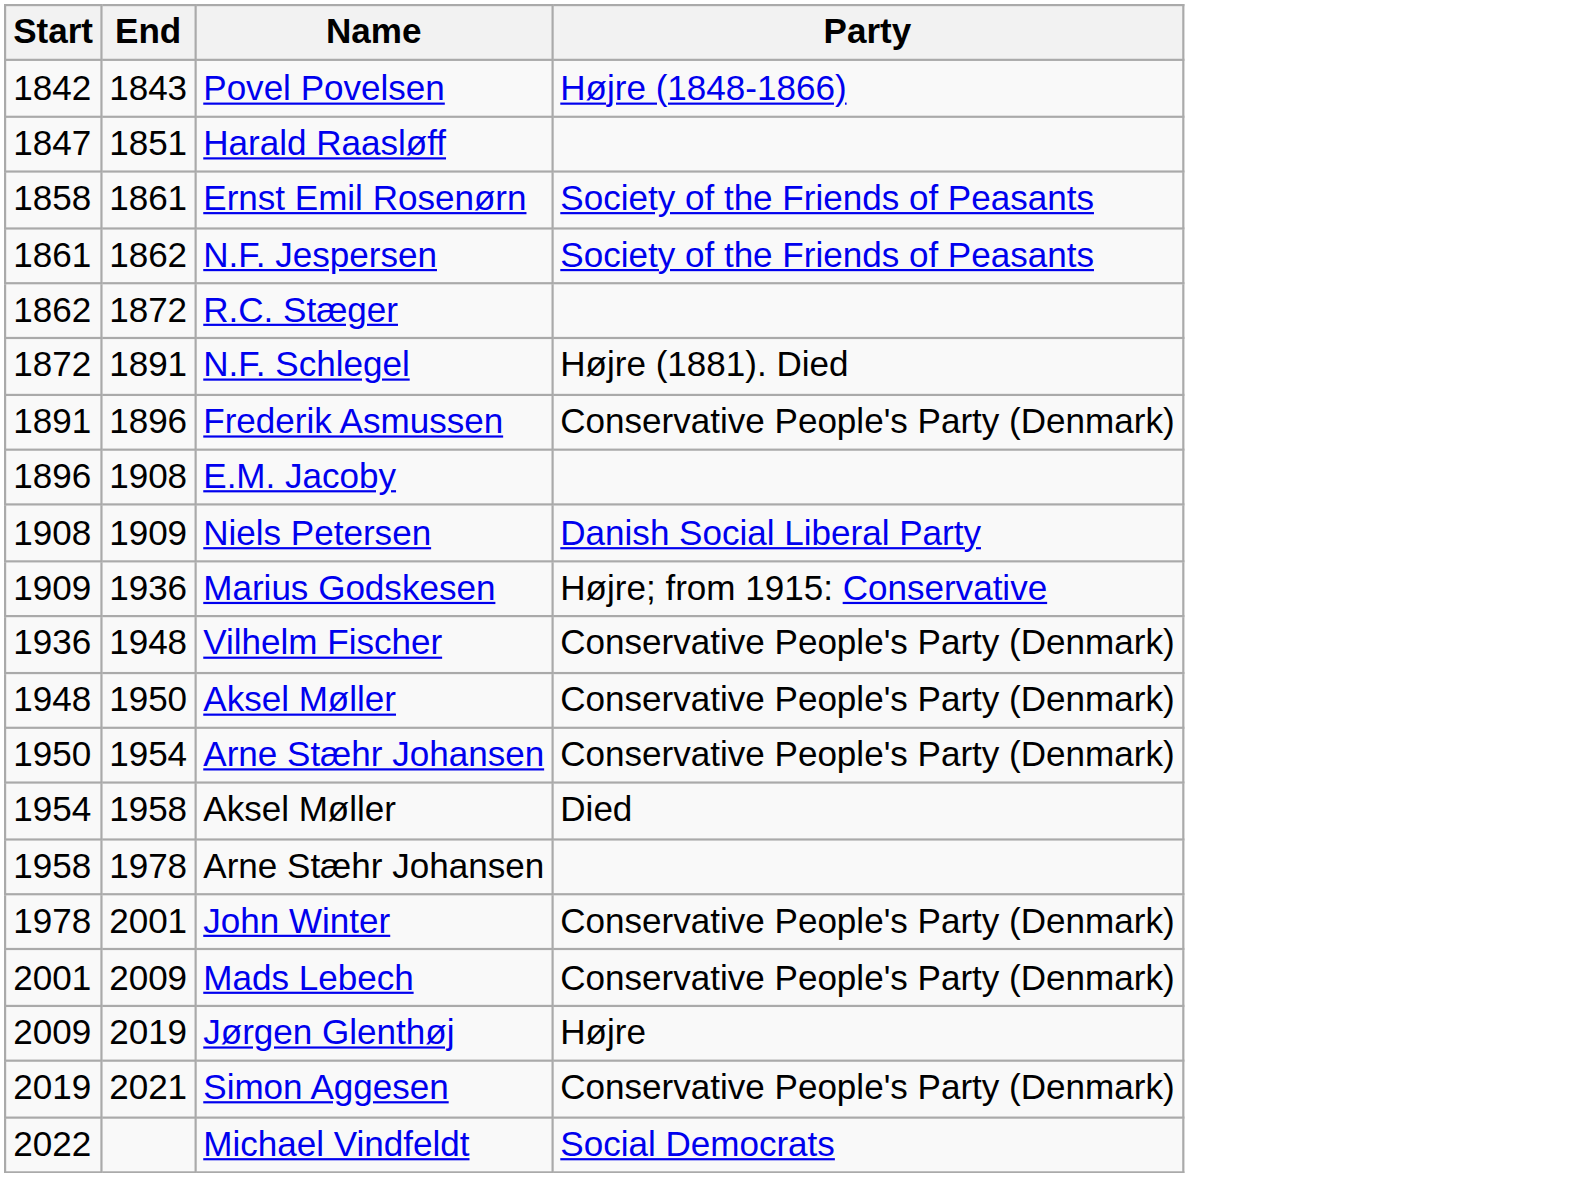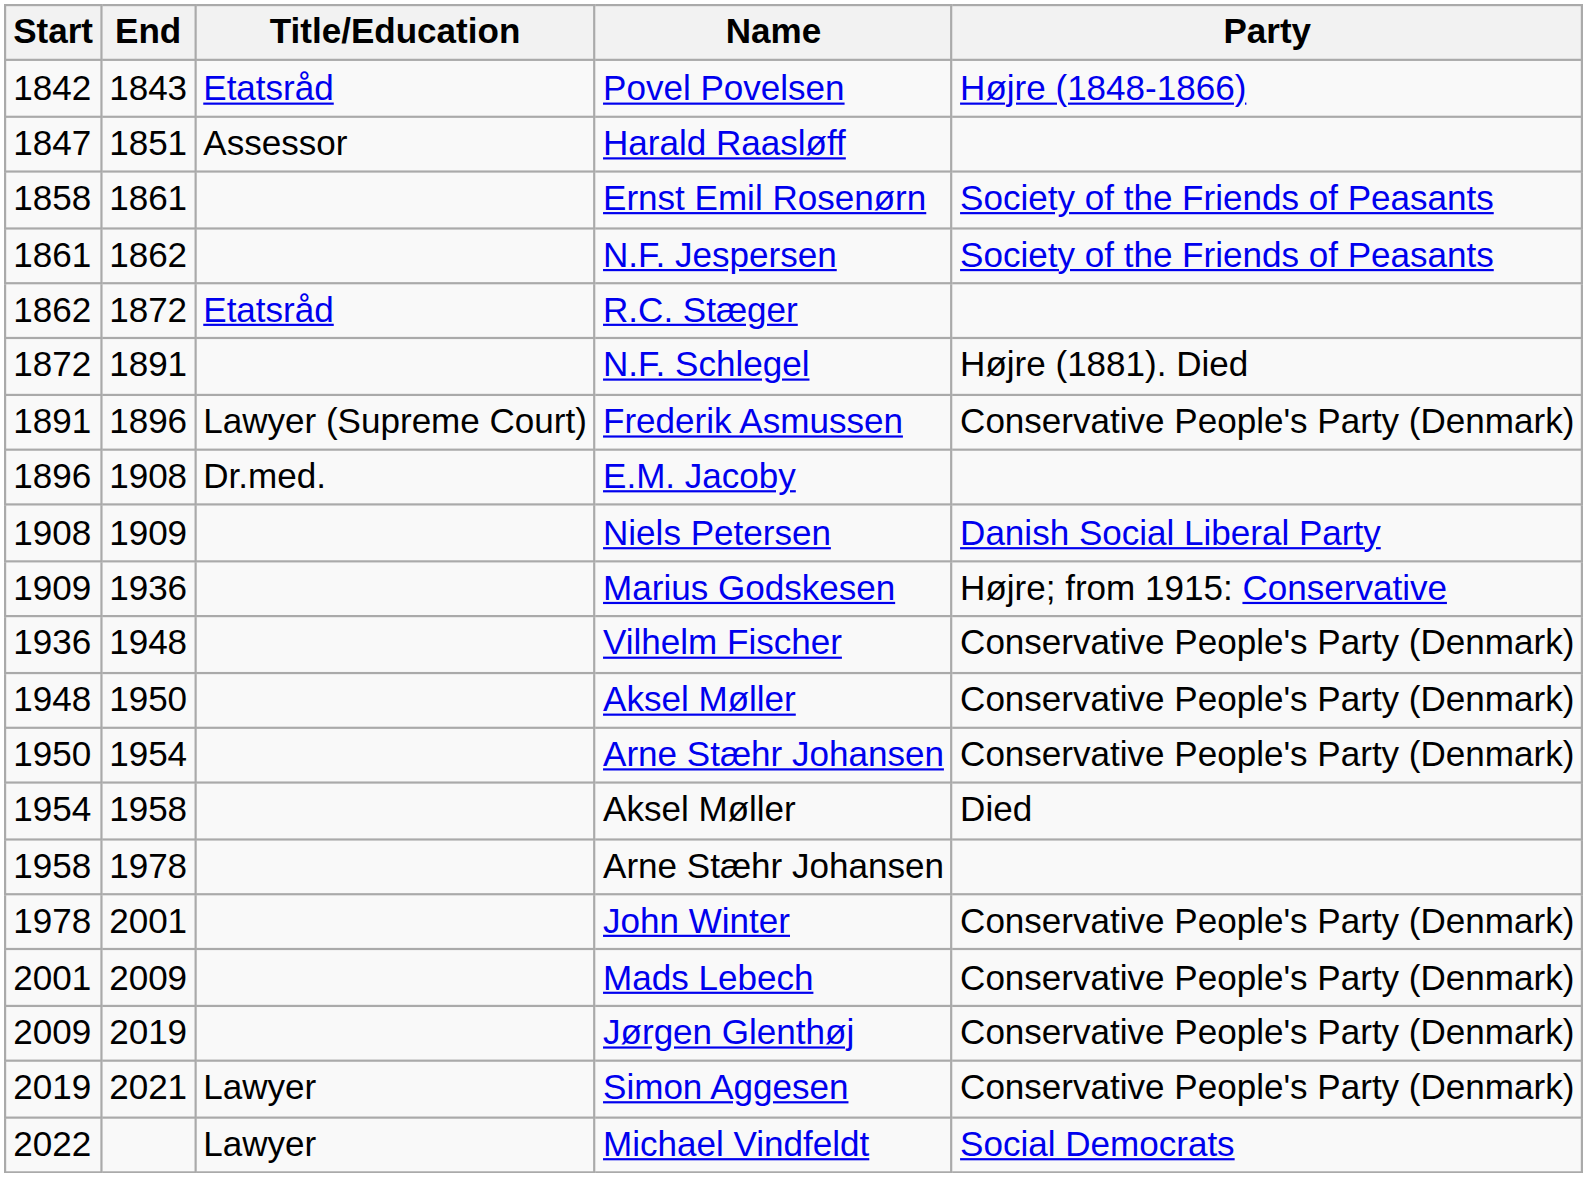+ column: (395, 32)
(603, 1032) Højre -> (1267, 1032) Conservative People's Party (Denmark)
